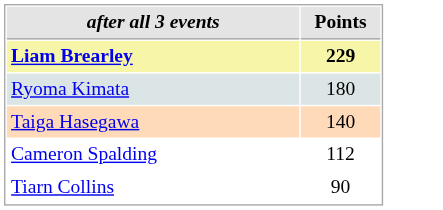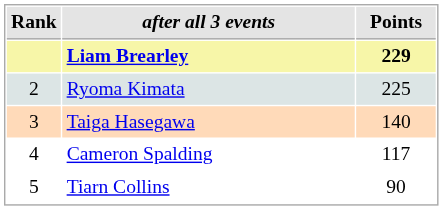+ column: (34, 22)
(341, 88) 180 -> (396, 88) 225
(341, 154) 112 -> (396, 154) 117
